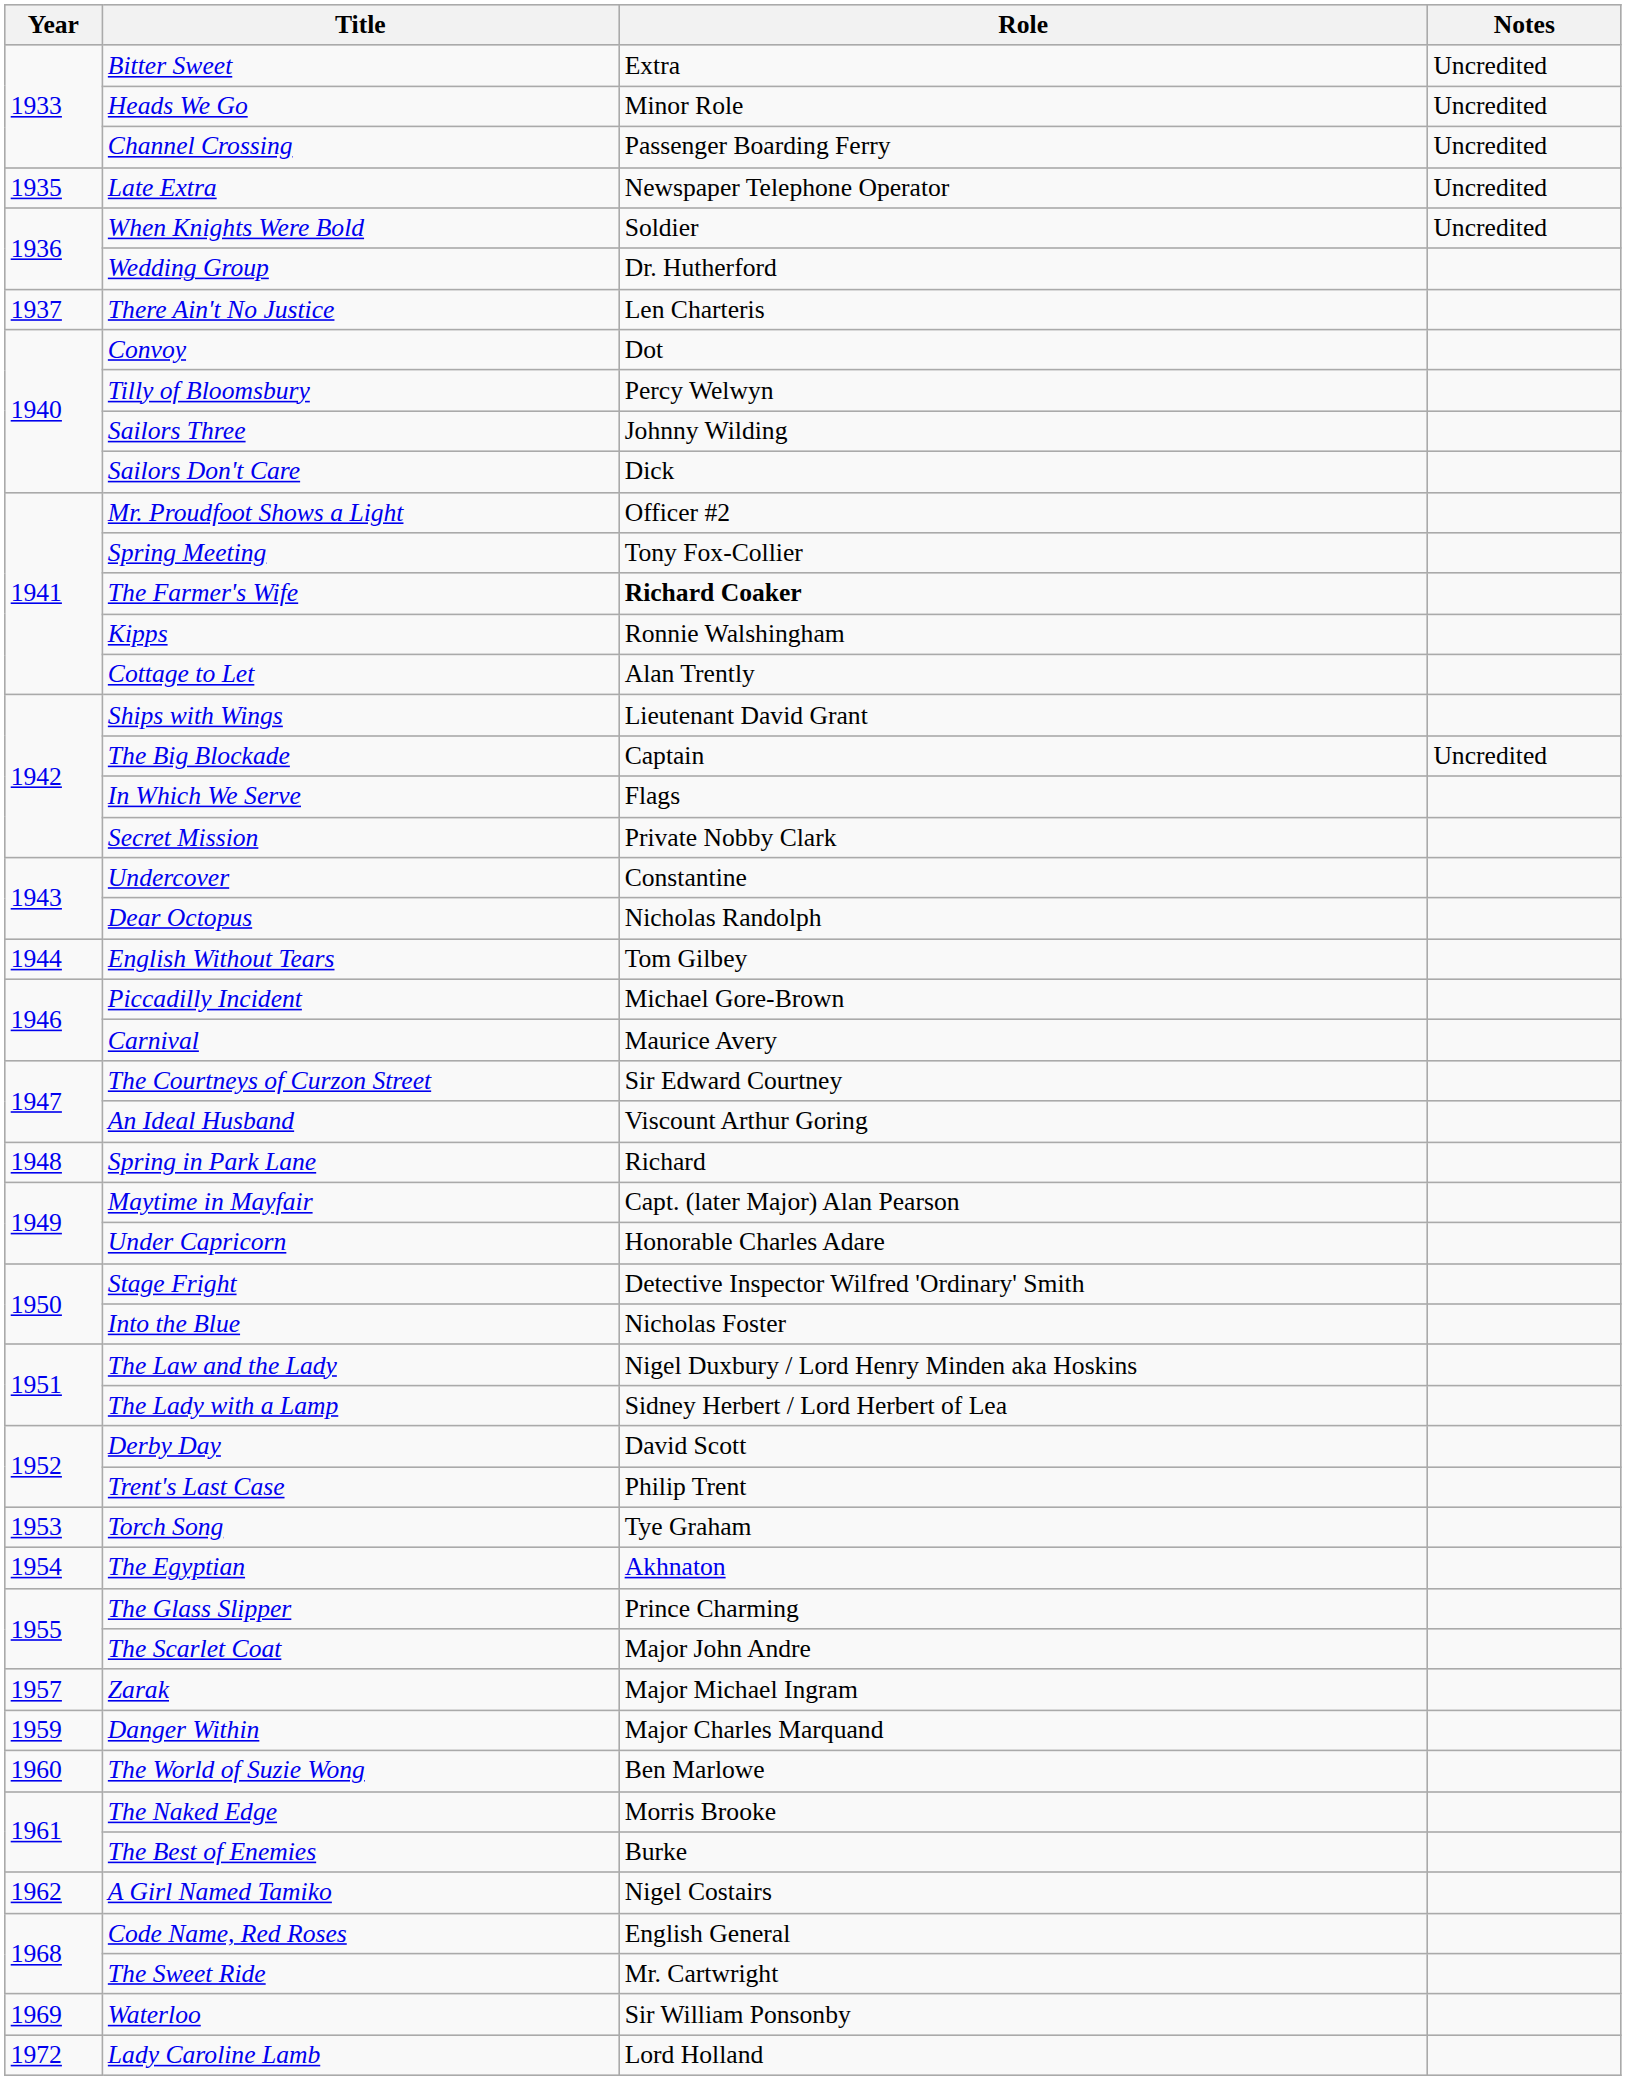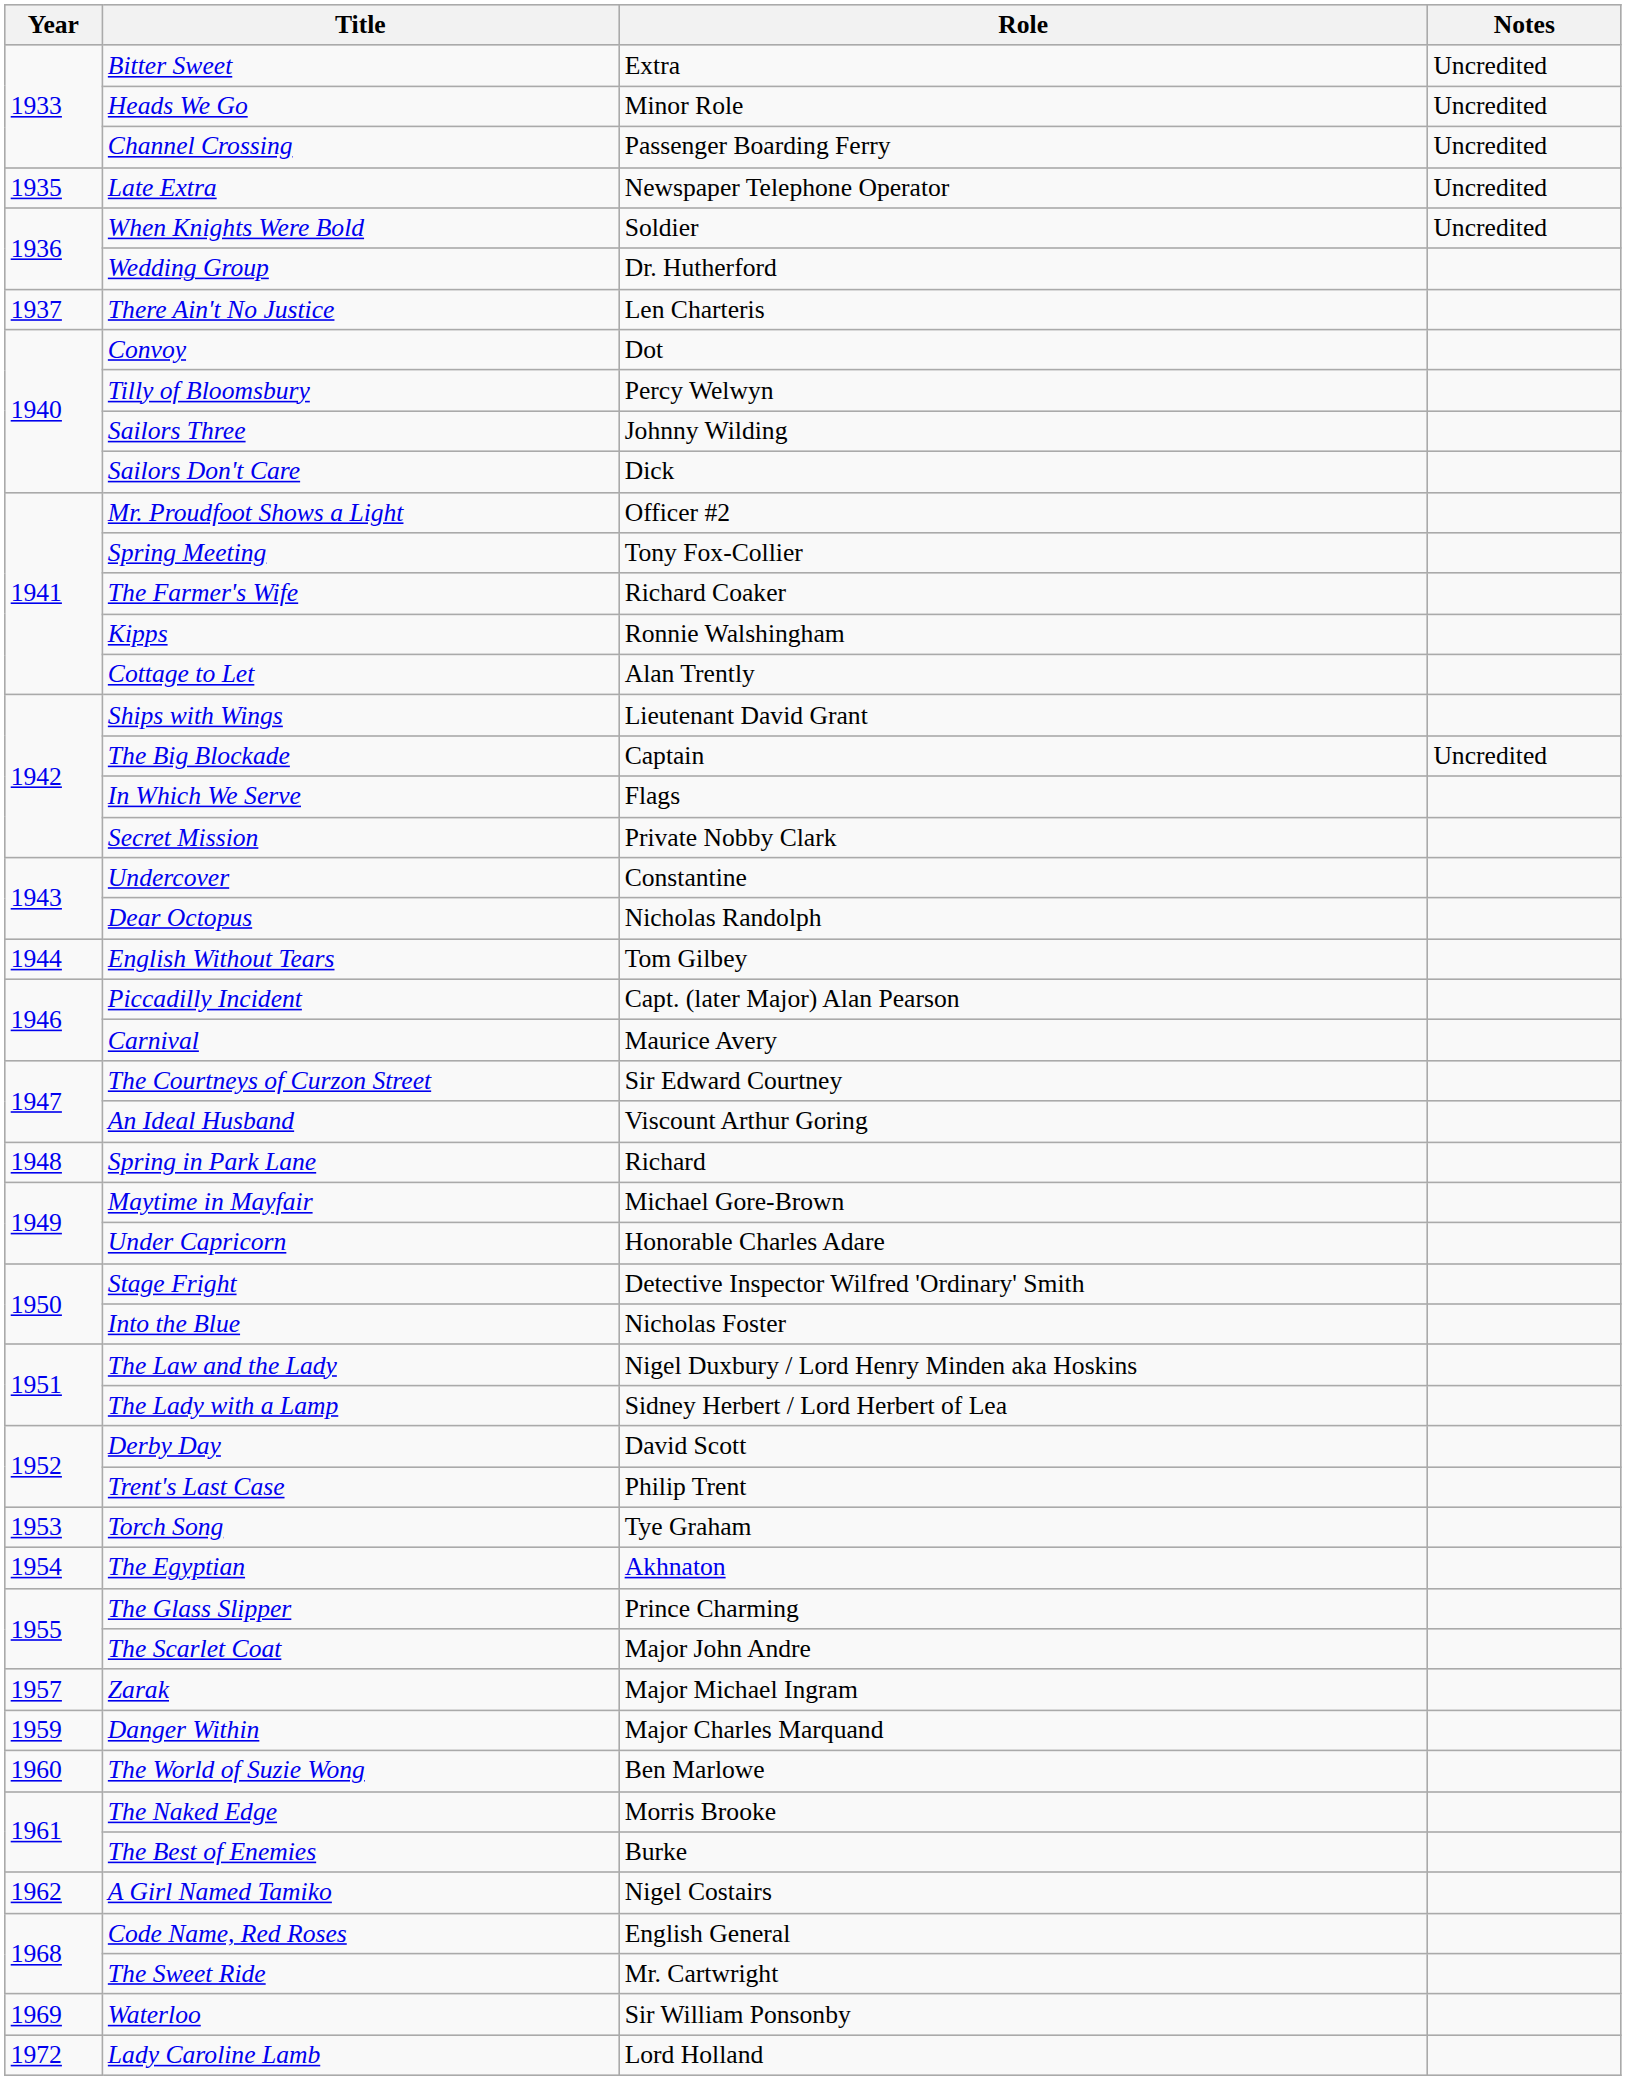(713, 593) bold -> (705, 593) normal
(734, 999) Michael Gore-Brown -> (792, 999) Capt. (later Major) Alan Pearson
(792, 1202) Capt. (later Major) Alan Pearson -> (734, 1202) Michael Gore-Brown
